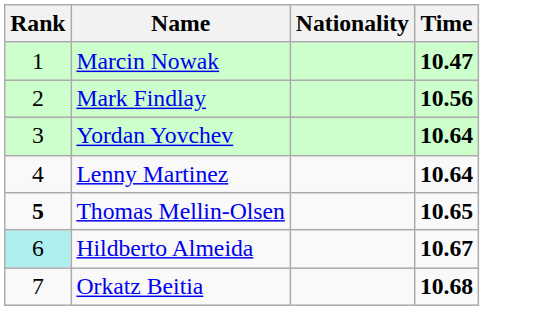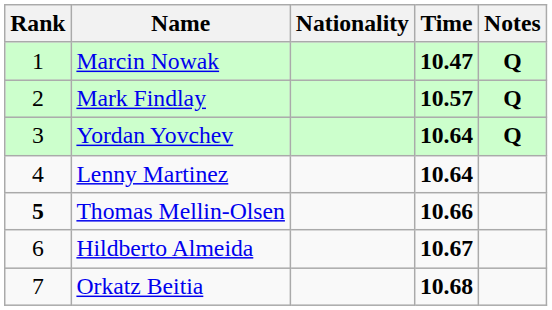+ column: (512, 23)
(447, 98) 10.56 -> (447, 98) 10.57
(447, 211) 10.65 -> (447, 211) 10.66
(38, 248) paleturquoise background -> (38, 248) no background
